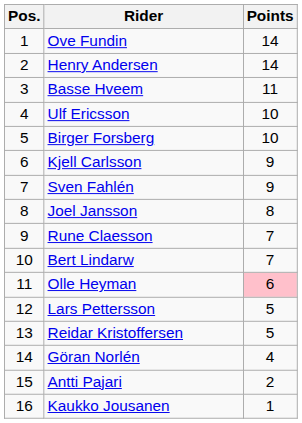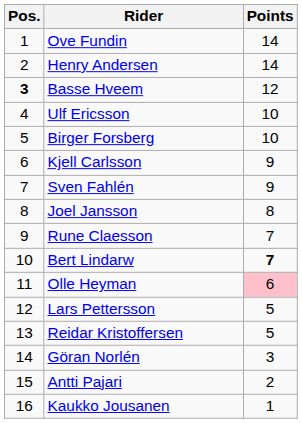(24, 89) normal -> (24, 89) bold
(270, 89) 11 -> (270, 89) 12
(270, 260) normal -> (270, 260) bold
(270, 357) 4 -> (270, 357) 3
